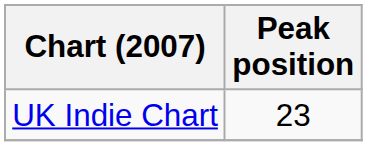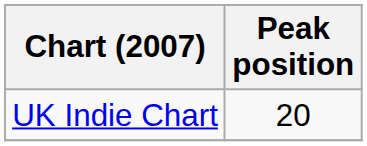(293, 114) 23 -> (293, 114) 20
